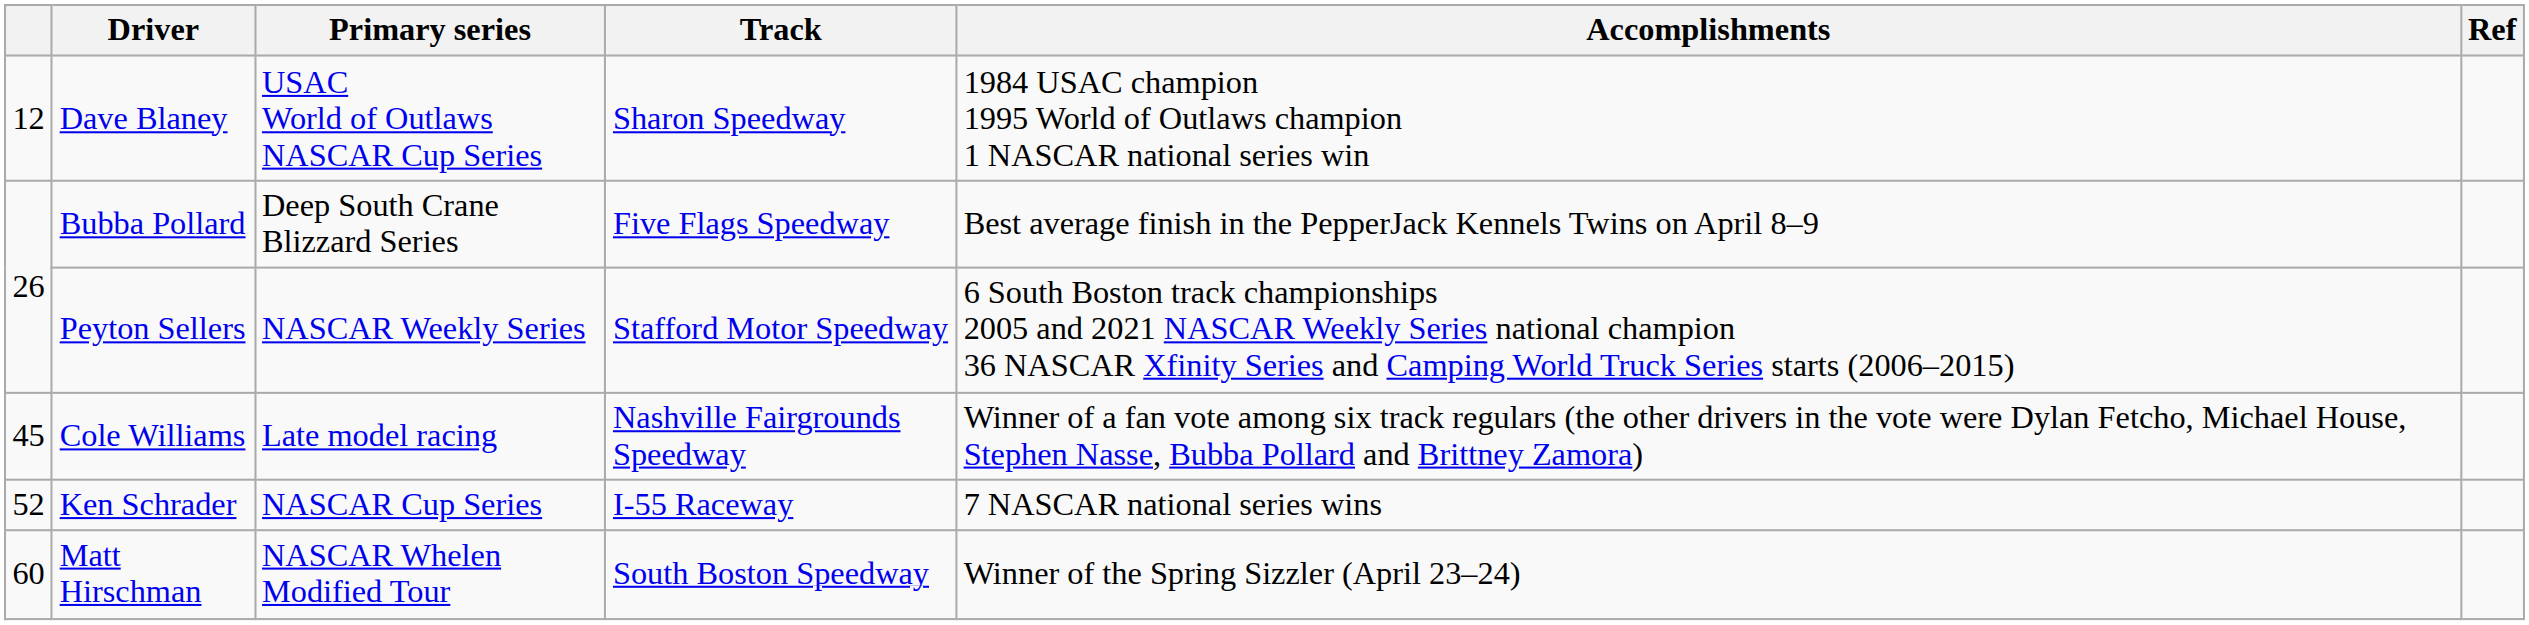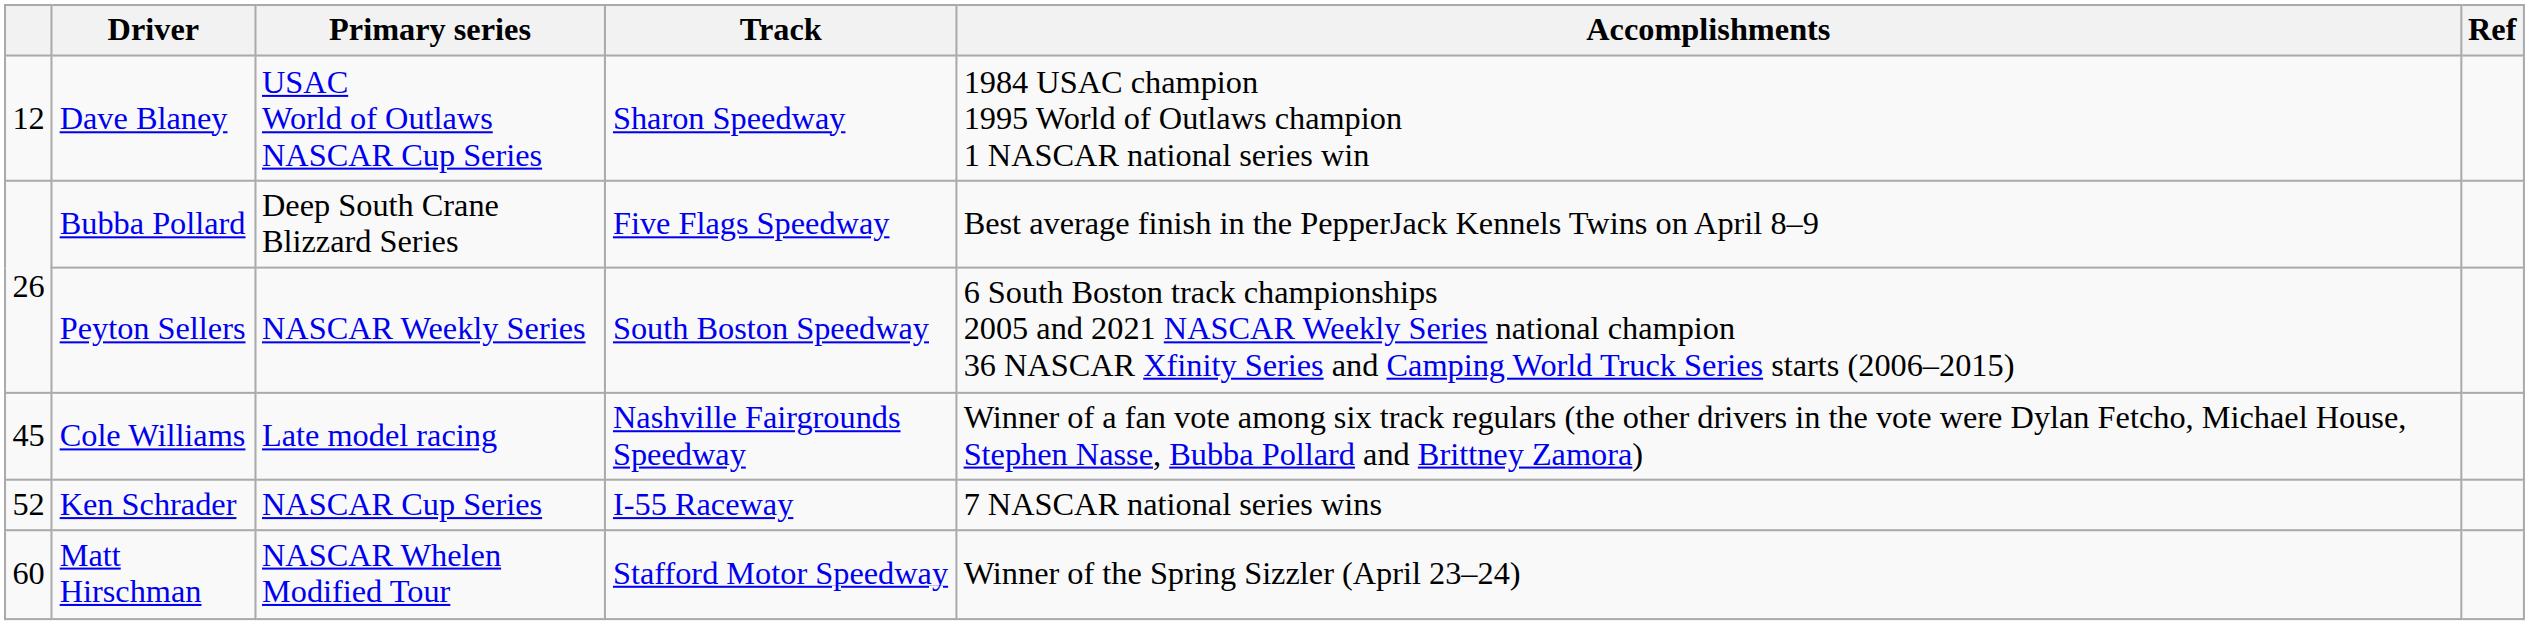(781, 329) Stafford Motor Speedway -> (771, 329) South Boston Speedway
(771, 574) South Boston Speedway -> (781, 574) Stafford Motor Speedway
